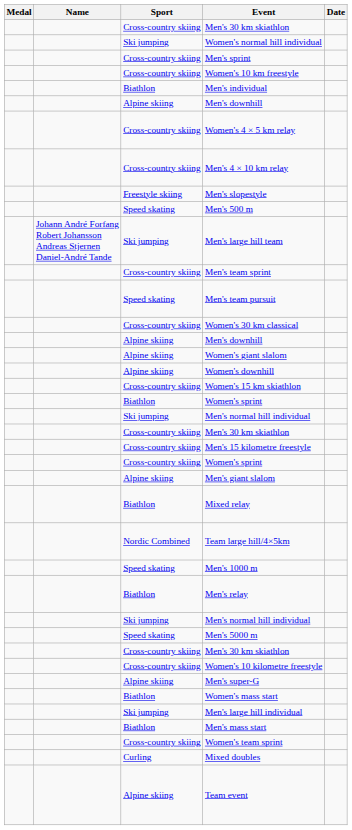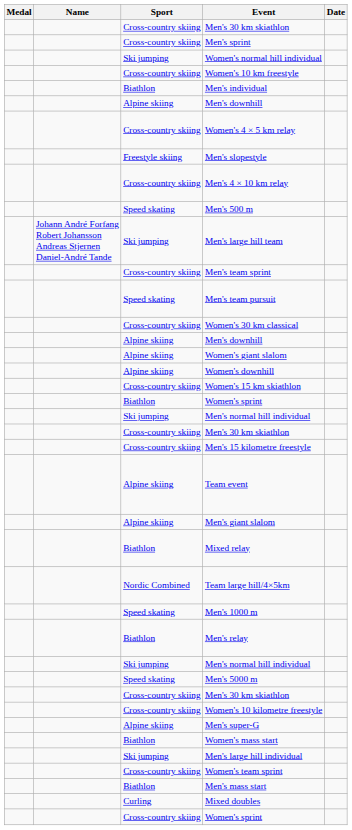rows swapped: (146, 42) <-> (162, 58)
rows swapped: (153, 193) <-> (162, 167)
rows swapped: (162, 462) <-> (148, 795)
rows swapped: (139, 727) <-> (162, 742)
